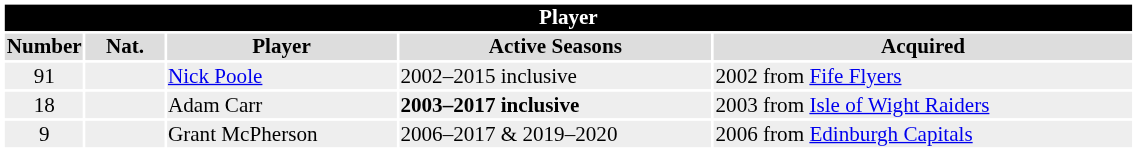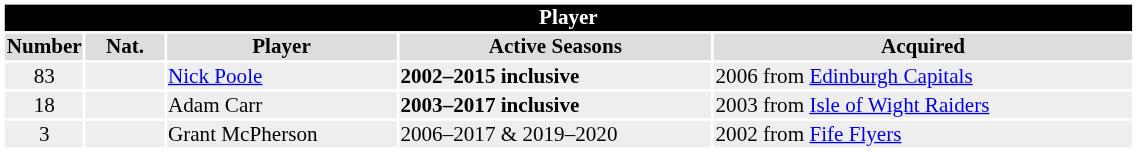(44, 75) 91 -> (44, 75) 83
(489, 75) normal -> (490, 75) bold
(809, 75) 2002 from Fife Flyers -> (844, 75) 2006 from Edinburgh Capitals
(44, 133) 9 -> (44, 133) 3
(844, 133) 2006 from Edinburgh Capitals -> (809, 133) 2002 from Fife Flyers
